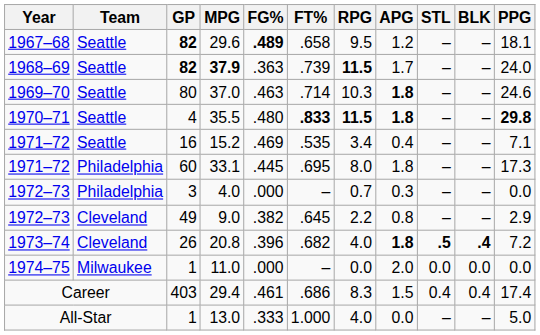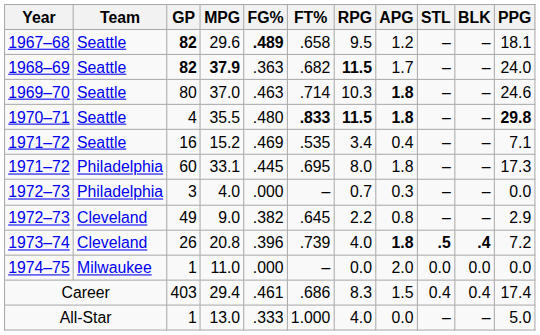(315, 67) .739 -> (315, 67) .682
(315, 242) .682 -> (315, 242) .739
